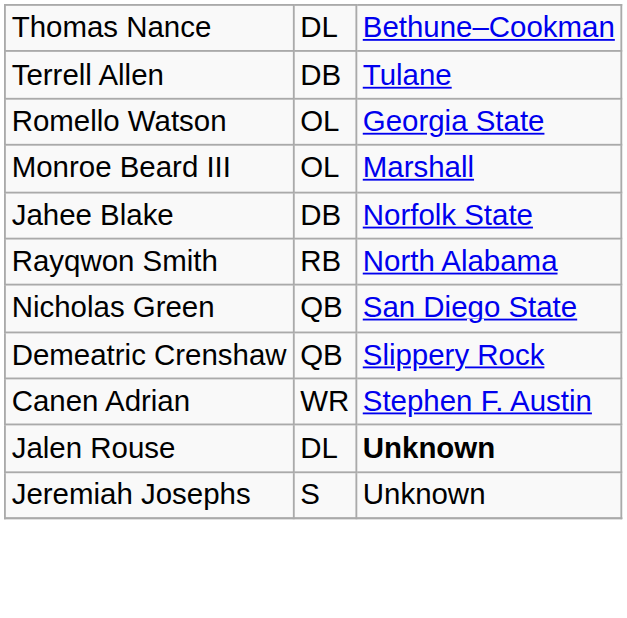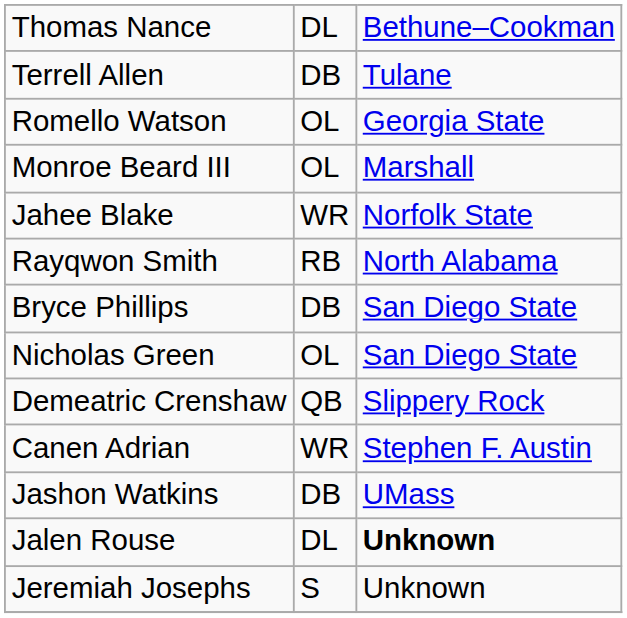(321, 214) DB -> (325, 214) WR
+ row: (100, 307)
(321, 307) QB -> (320, 354) OL
+ row: (115, 494)
